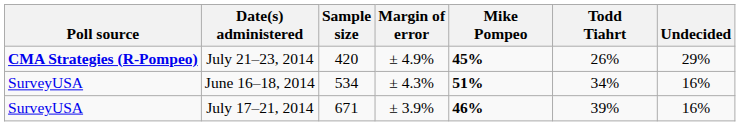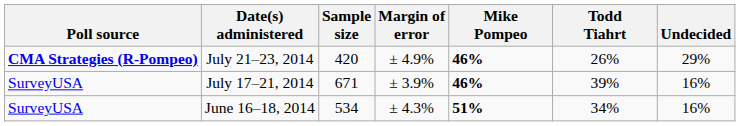(468, 58) 45% -> (468, 58) 46%
rows swapped: (260, 108) <-> (260, 83)
